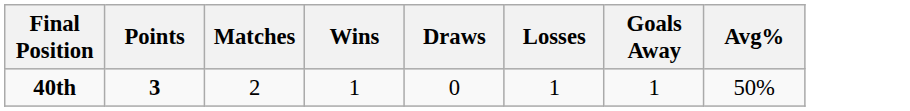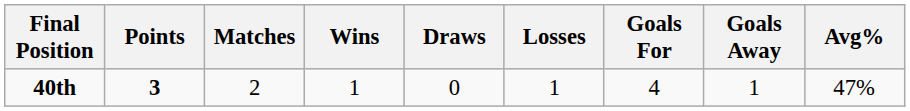+ column: (654, 36)
(754, 87) 50% -> (854, 87) 47%
